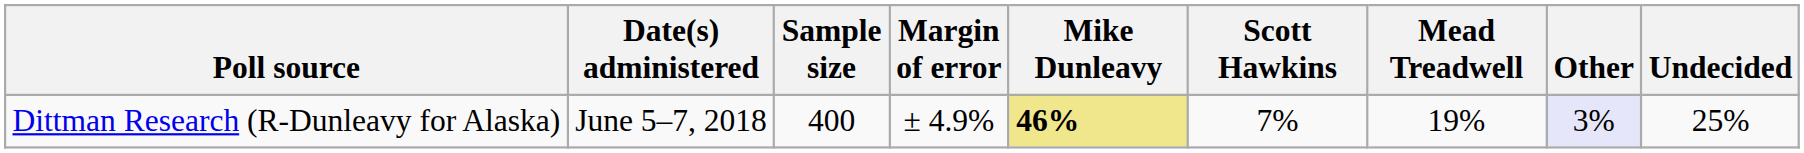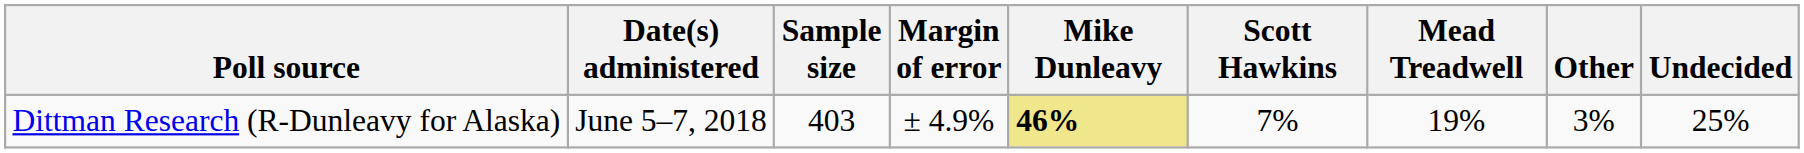(832, 120) 400 -> (832, 120) 403
(1594, 120) lavender background -> (1594, 120) no background
